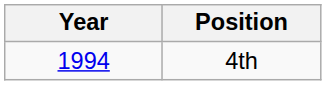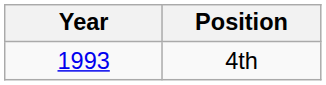(84, 60) 1994 -> (84, 60) 1993
